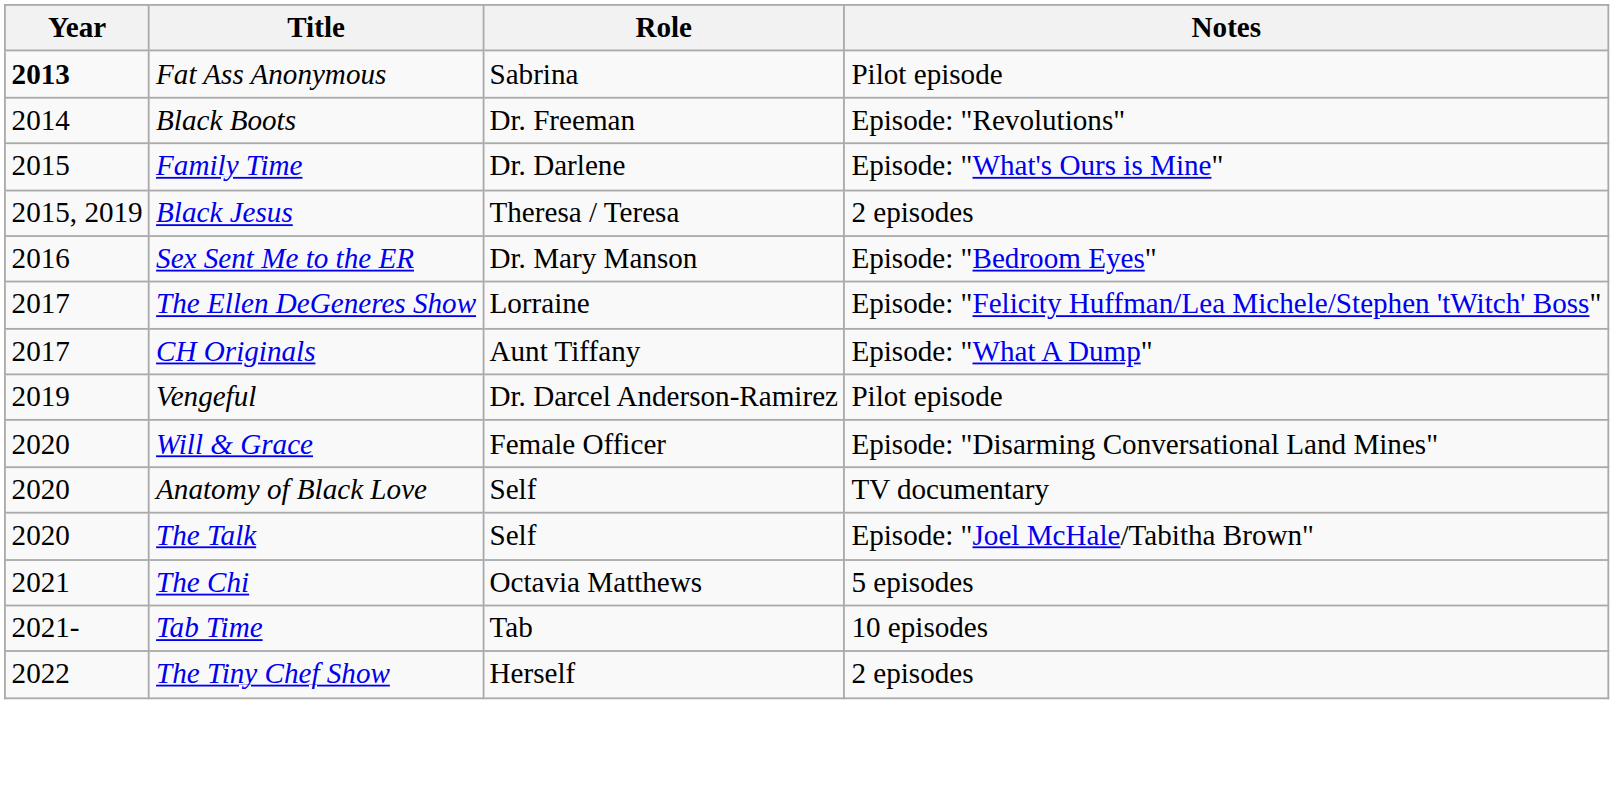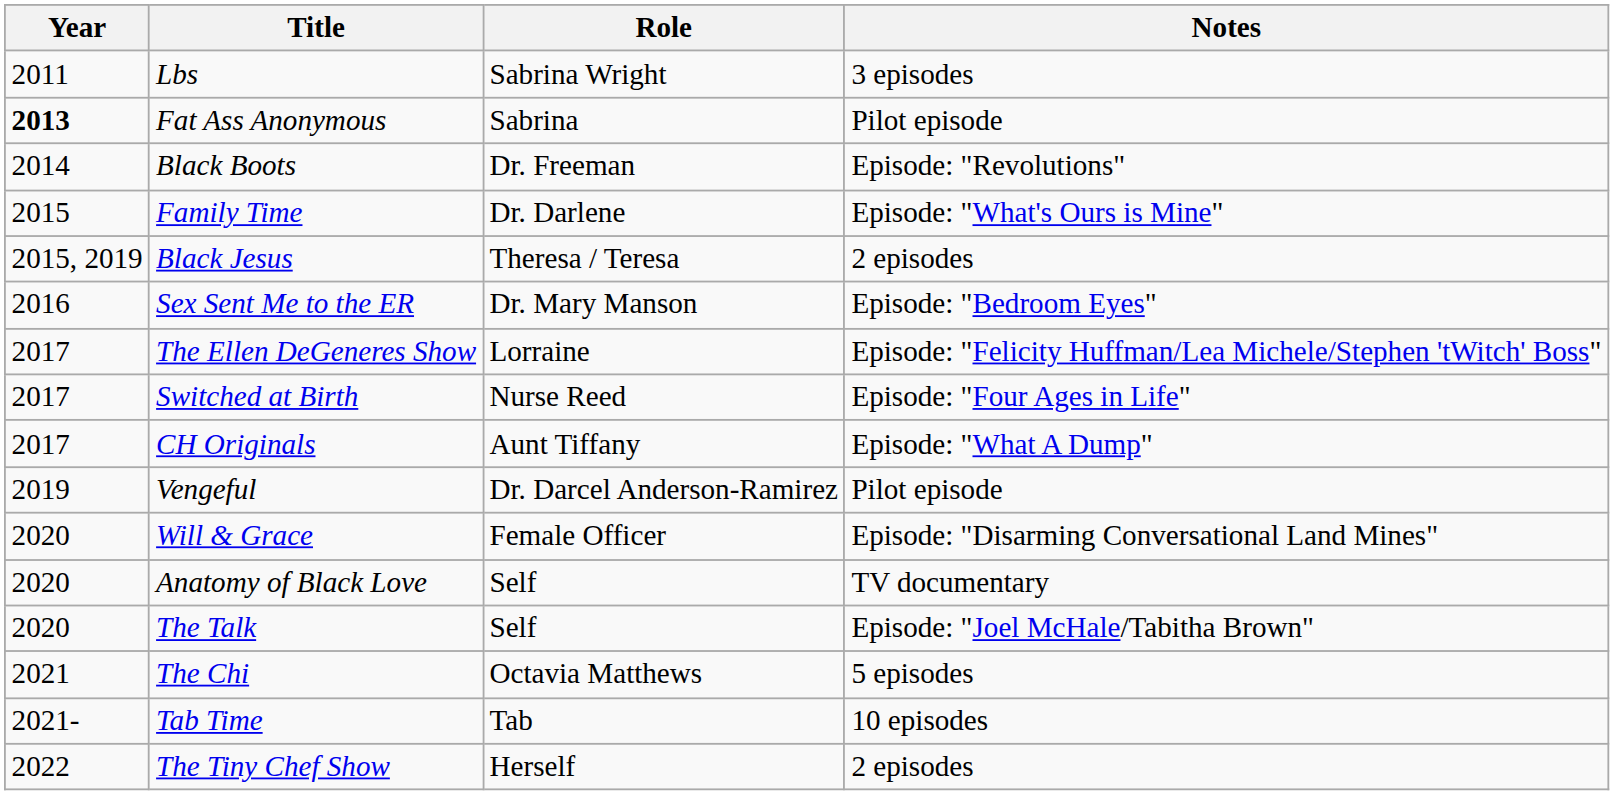+ row: (177, 73)
+ row: (257, 397)
